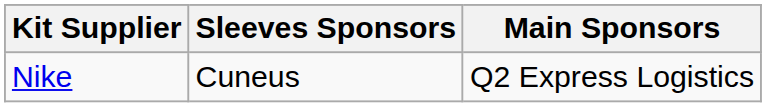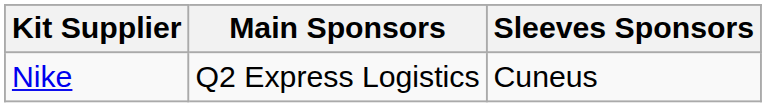columns swapped: (612, 28) <-> (326, 28)
